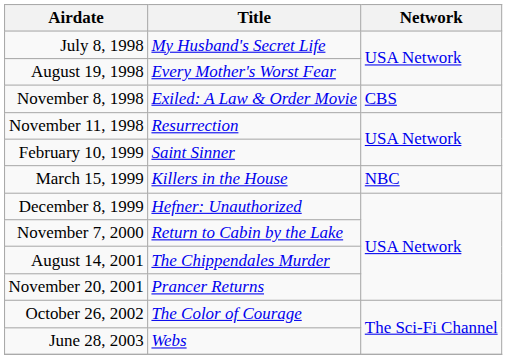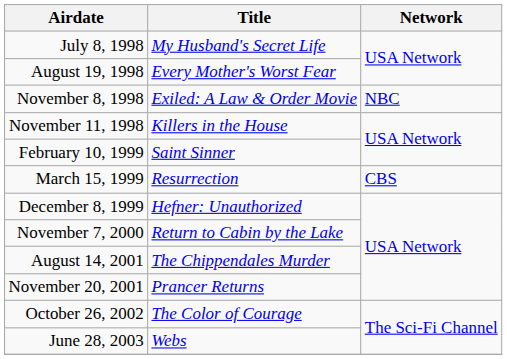(381, 98) CBS -> (382, 98) NBC
(195, 125) Resurrection -> (220, 125) Killers in the House
(220, 179) Killers in the House -> (195, 179) Resurrection
(382, 179) NBC -> (381, 179) CBS
